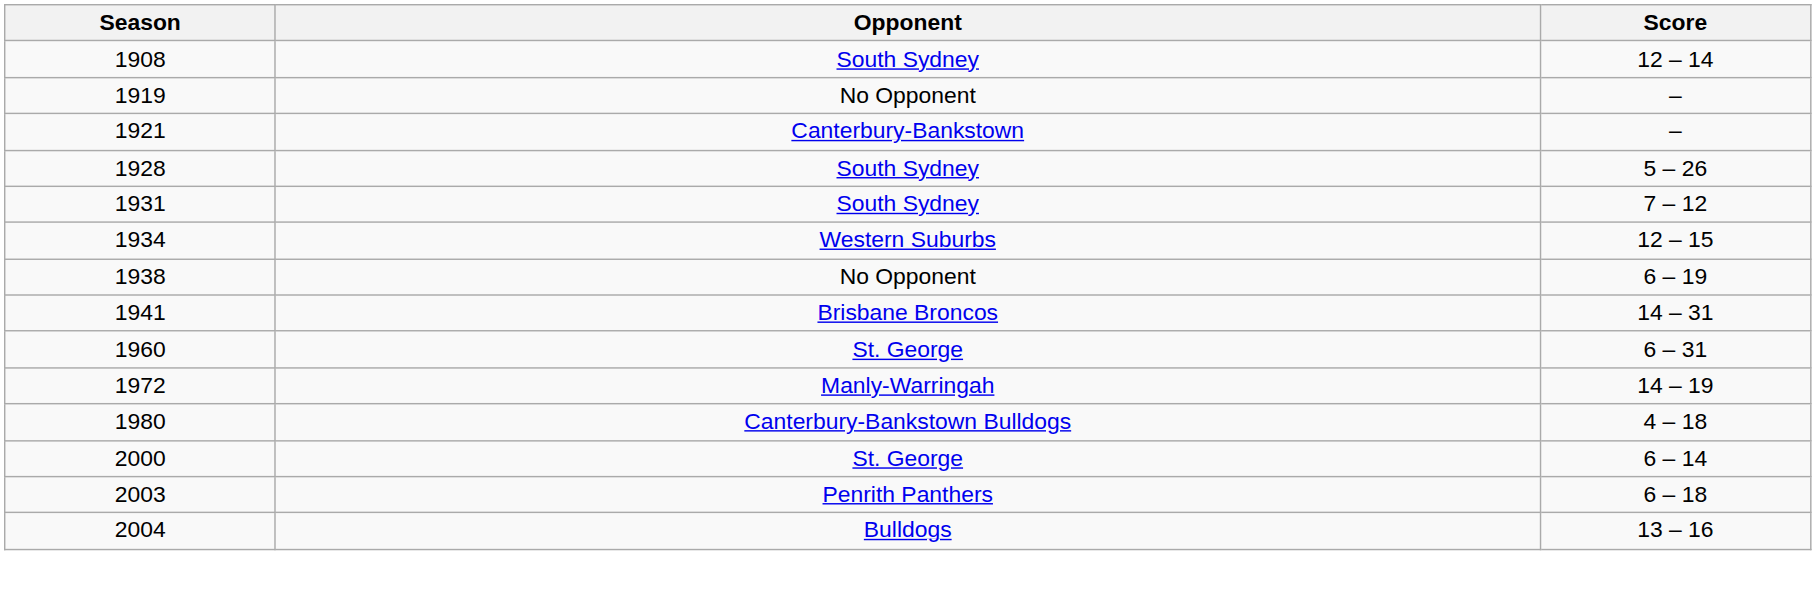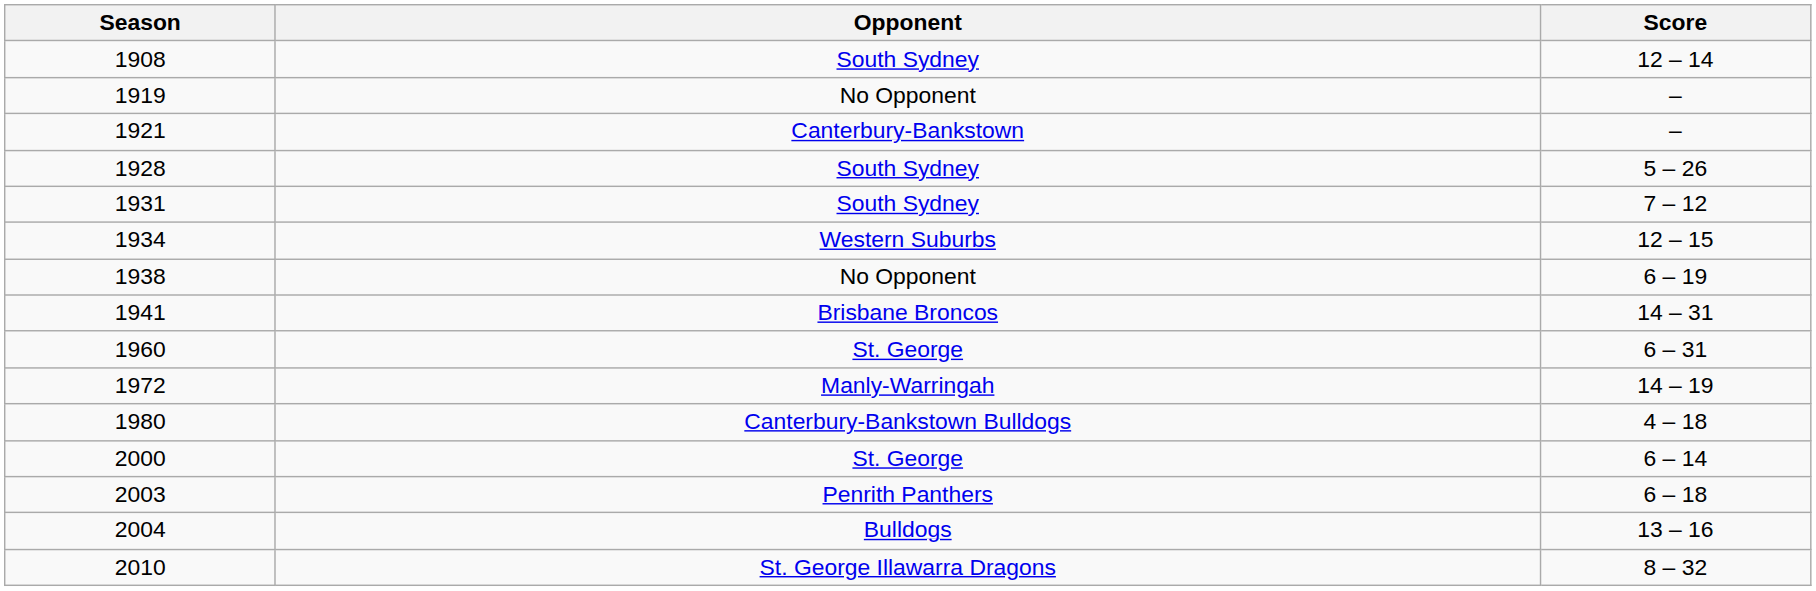+ row: (140, 566)
